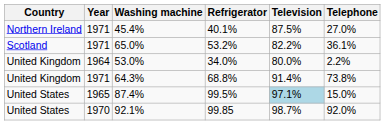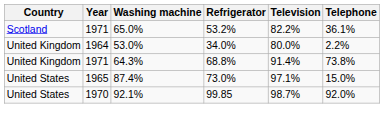- row: (129, 29)
(222, 95) 99.5% -> (221, 78) 73.0%
(286, 95) lightblue background -> (285, 78) no background
